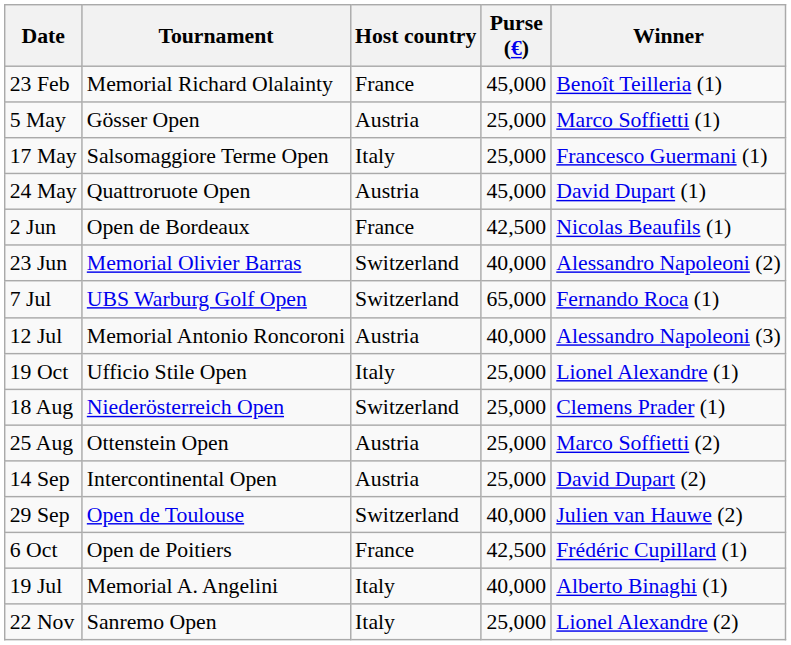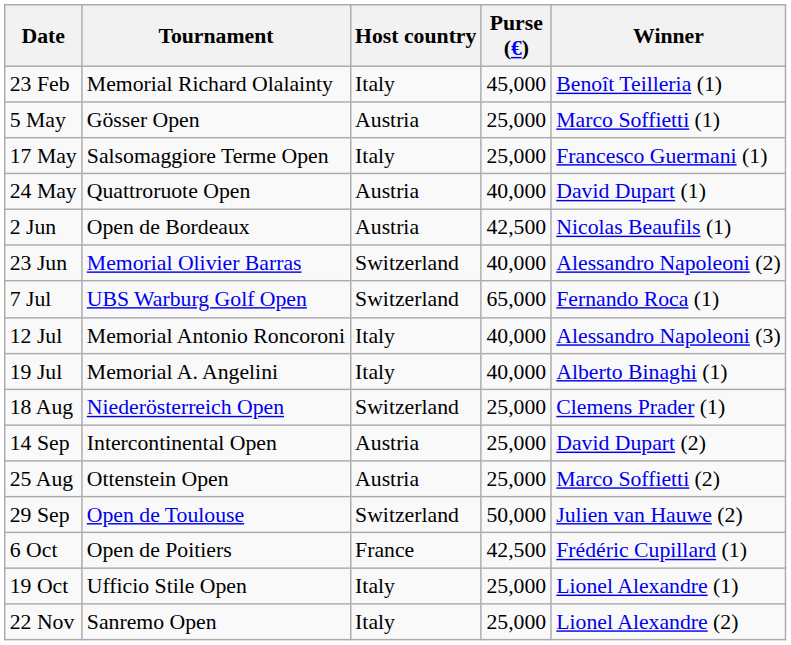(385, 84) France -> (375, 84) Italy
(516, 191) 45,000 -> (516, 191) 40,000
(385, 227) France -> (387, 227) Austria
(387, 335) Austria -> (375, 335) Italy
rows swapped: (36, 585) <-> (39, 370)
rows swapped: (41, 442) <-> (40, 478)
(516, 514) 40,000 -> (516, 514) 50,000
